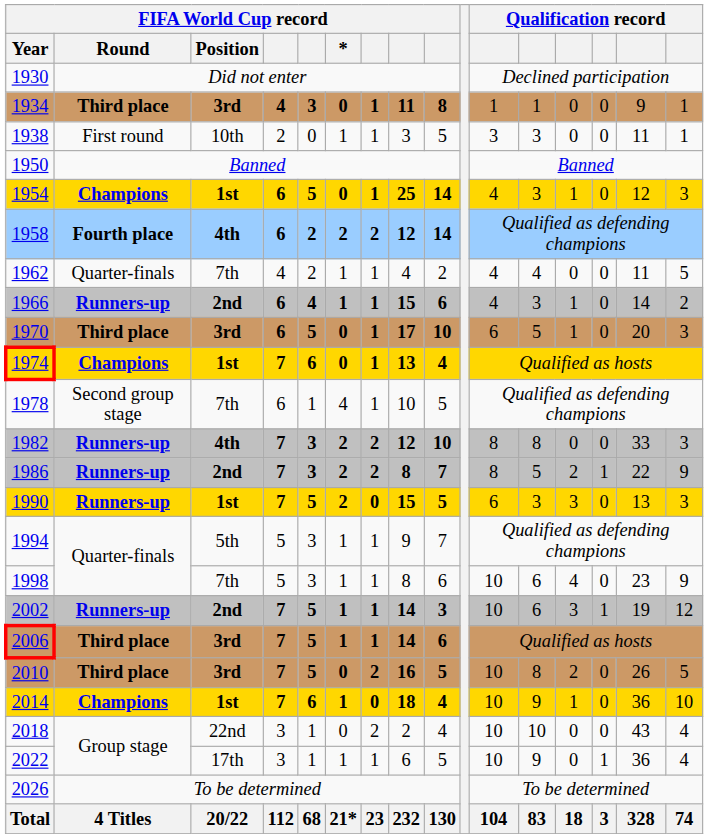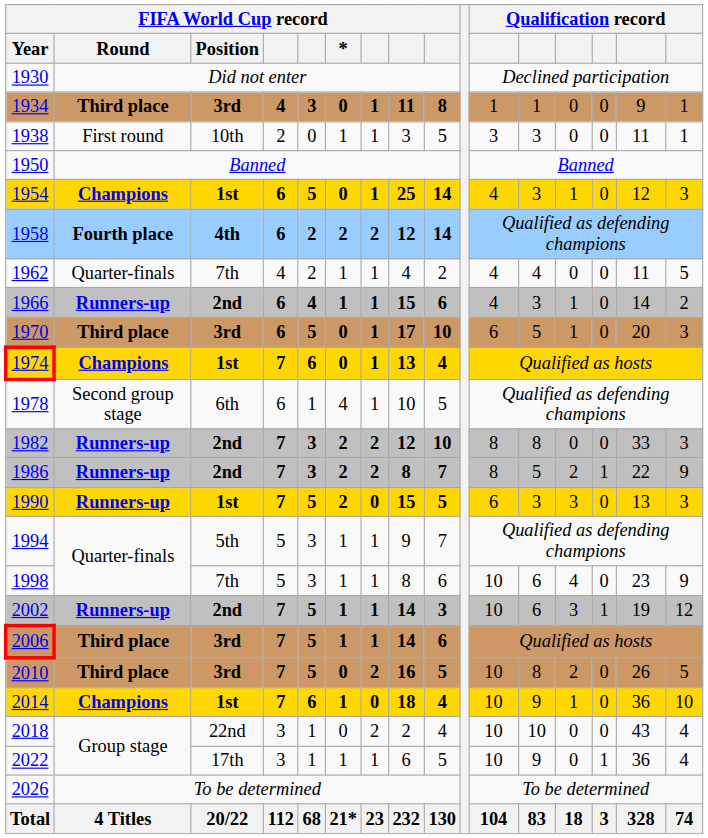(227, 403) 7th -> (227, 403) 6th
(227, 443) 4th -> (227, 443) 2nd
